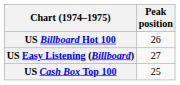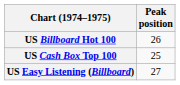rows swapped: (70, 55) <-> (70, 71)
